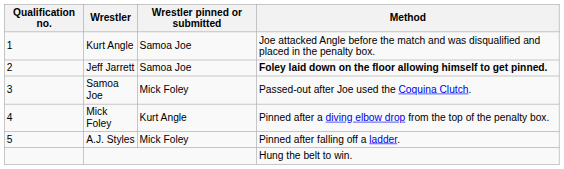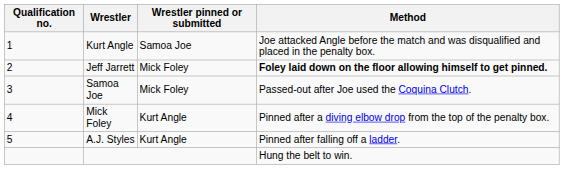(165, 68) Samoa Joe -> (164, 68) Mick Foley
(164, 139) Mick Foley -> (163, 139) Kurt Angle
